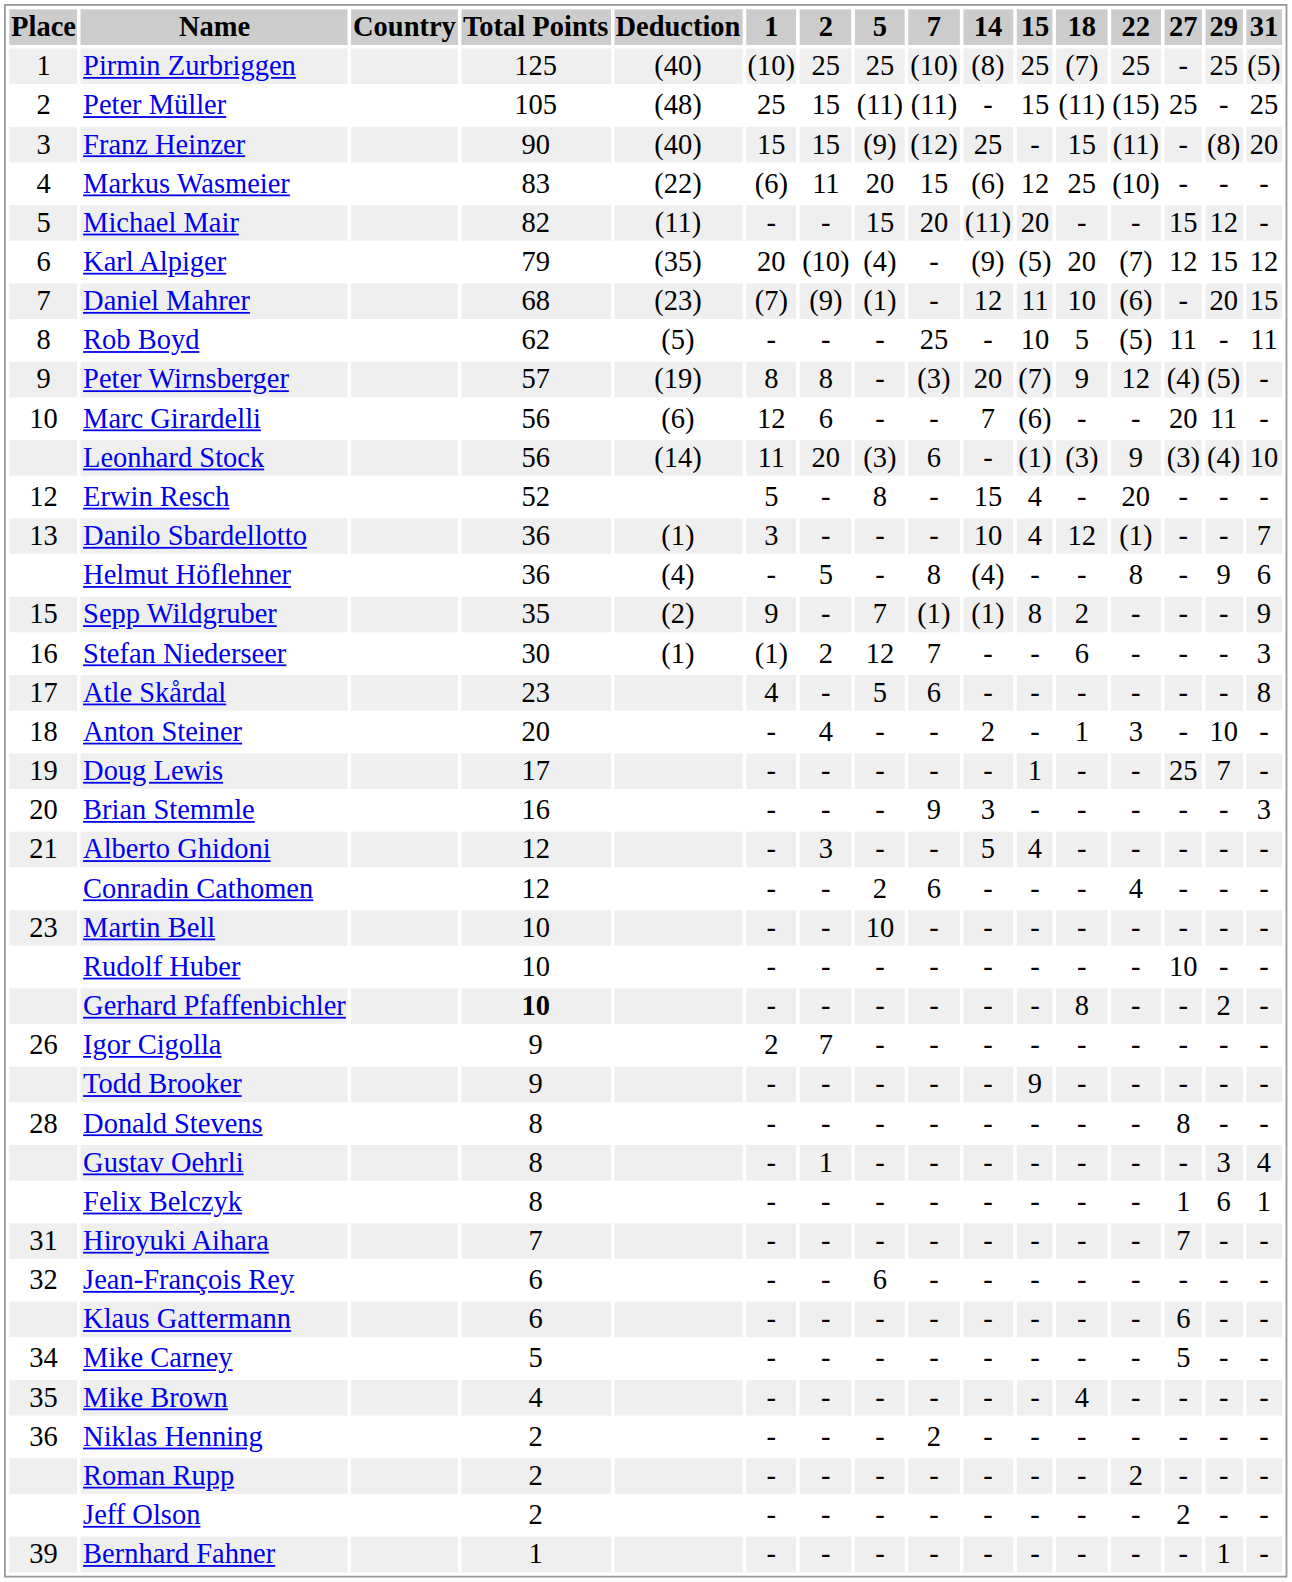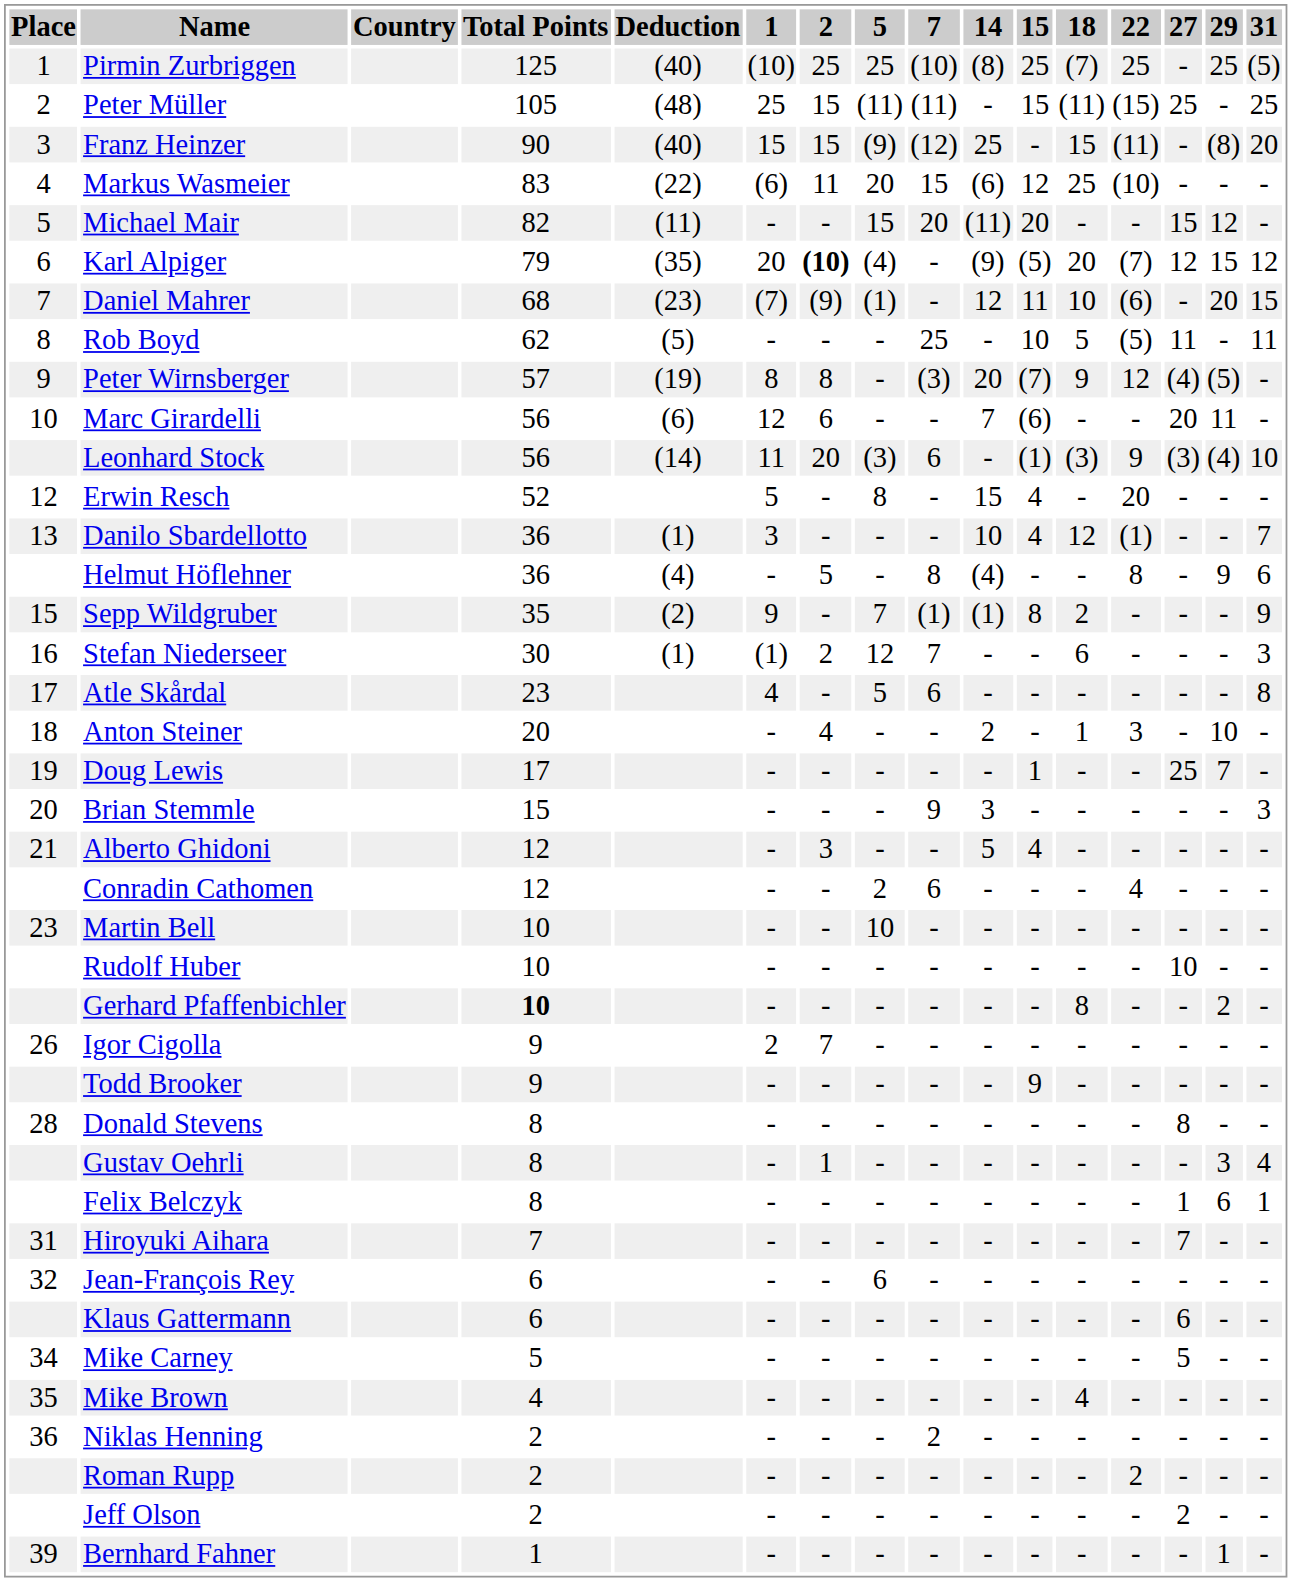(826, 261) normal -> (826, 261) bold
(536, 809) 16 -> (536, 809) 15
